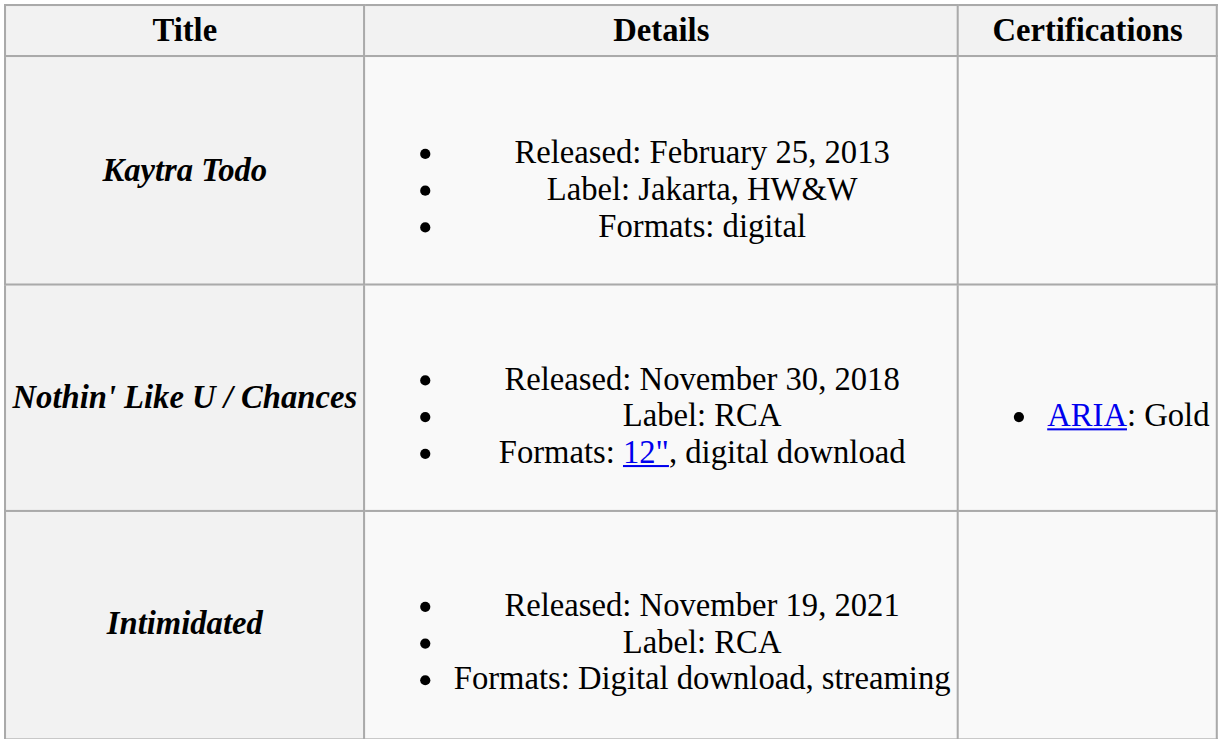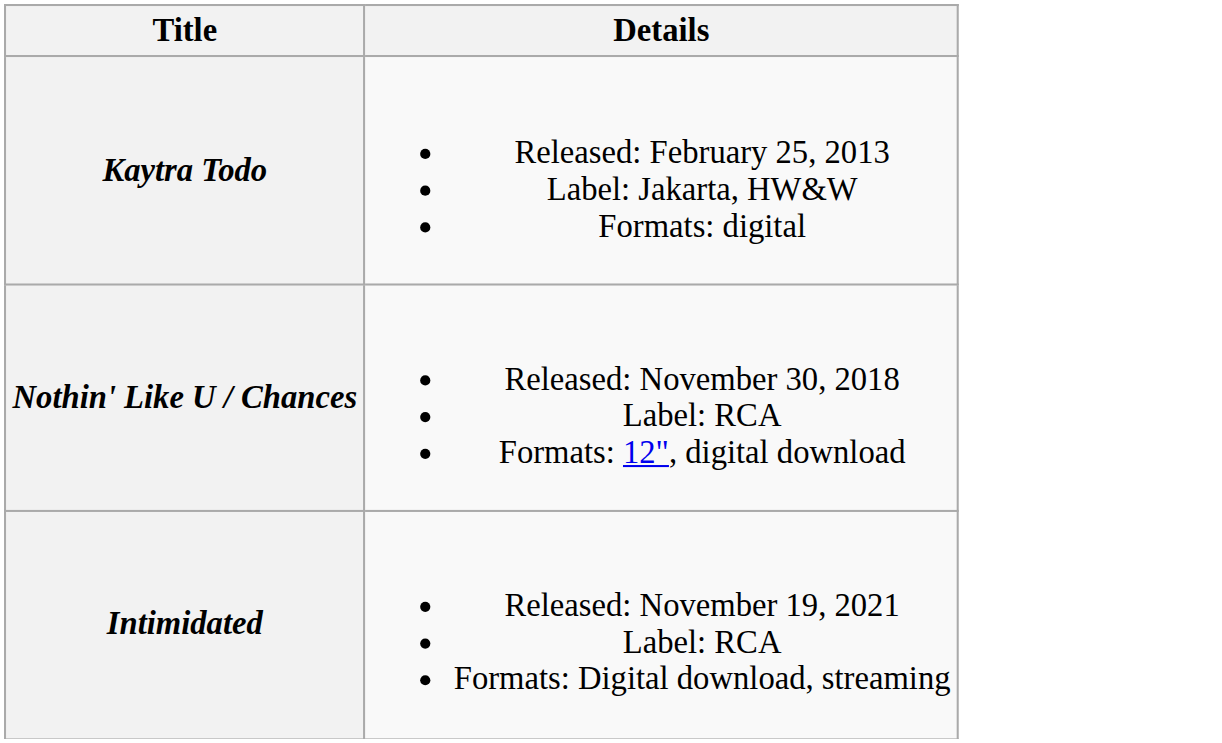- column: (1088, 30)
